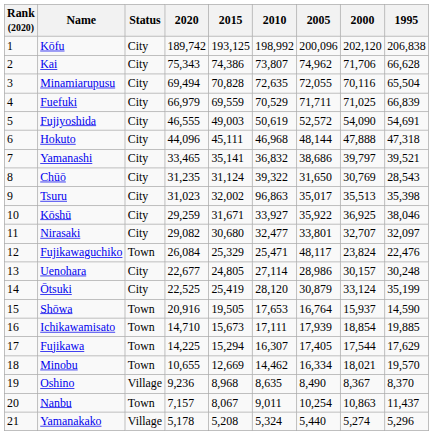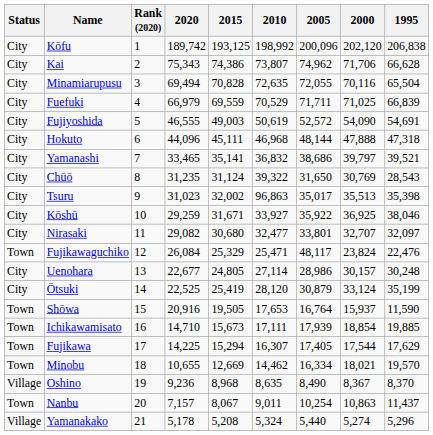columns swapped: (21, 20) <-> (145, 20)
(403, 308) 14,590 -> (403, 308) 11,590
